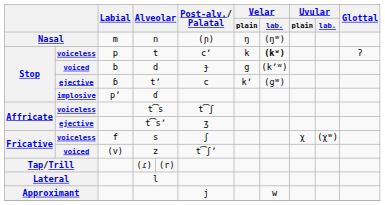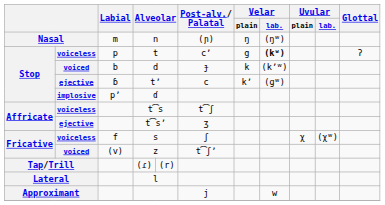(247, 53) k -> (247, 53) g
(247, 67) g -> (247, 67) k
